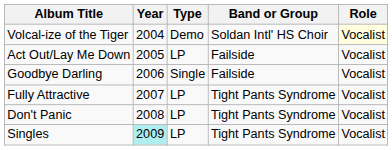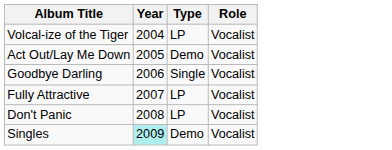- column: (273, 14)
(187, 34) Demo -> (178, 34) LP
(363, 34) lightyellow background -> (233, 34) no background
(178, 54) LP -> (187, 54) Demo
(178, 134) LP -> (187, 134) Demo
